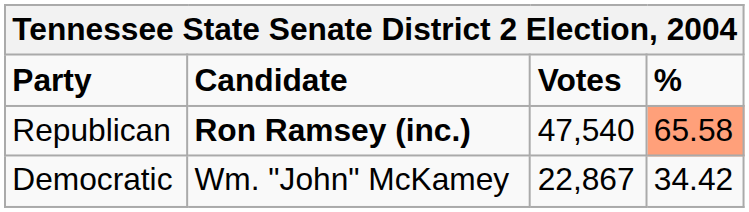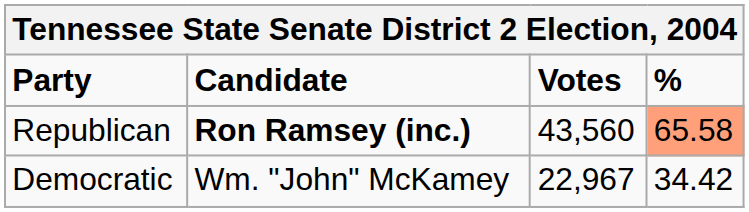(586, 130) 47,540 -> (586, 130) 43,560
(586, 180) 22,867 -> (586, 180) 22,967
